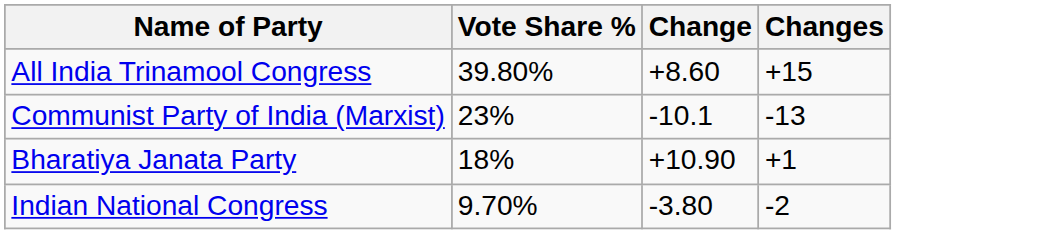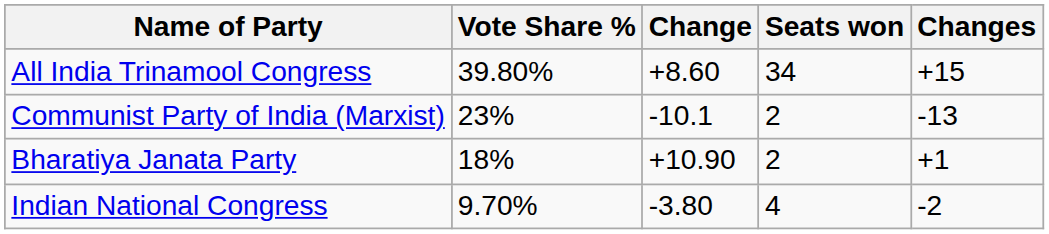+ column: (835, 26)
